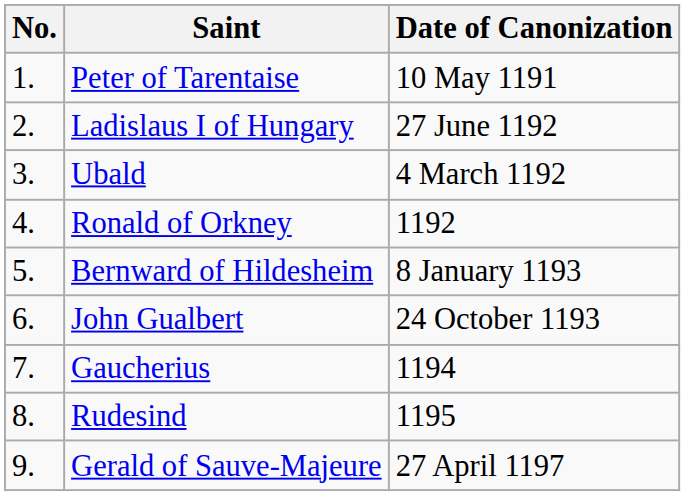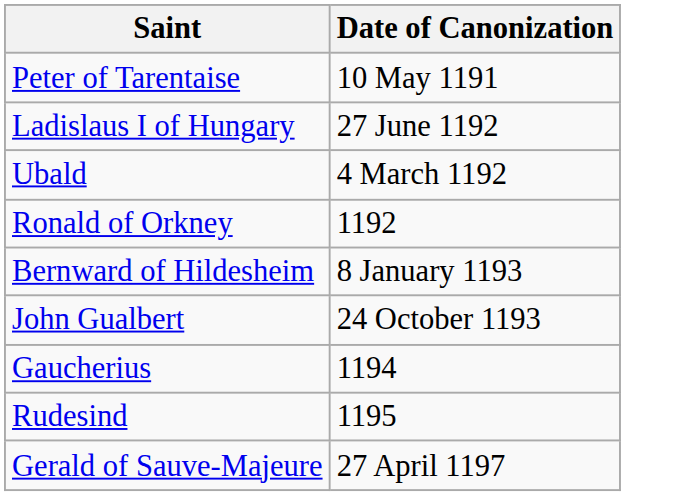- column: (35, 28)
